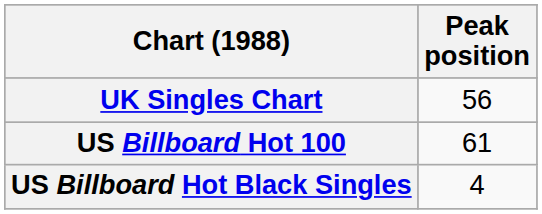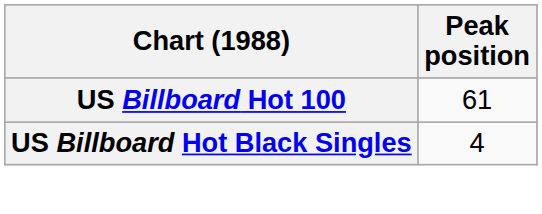- row: (211, 99)
